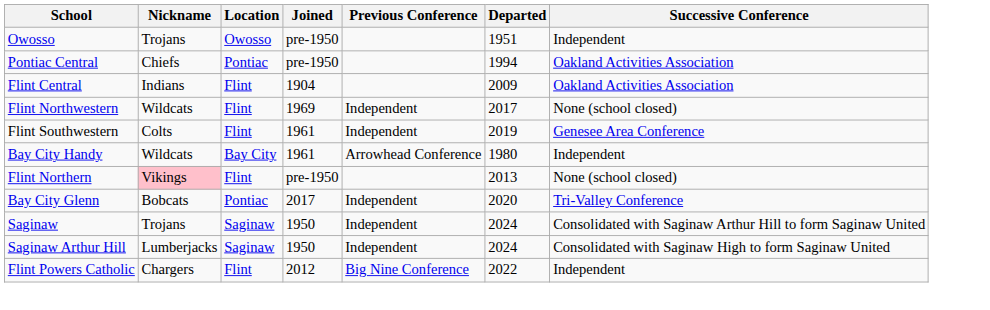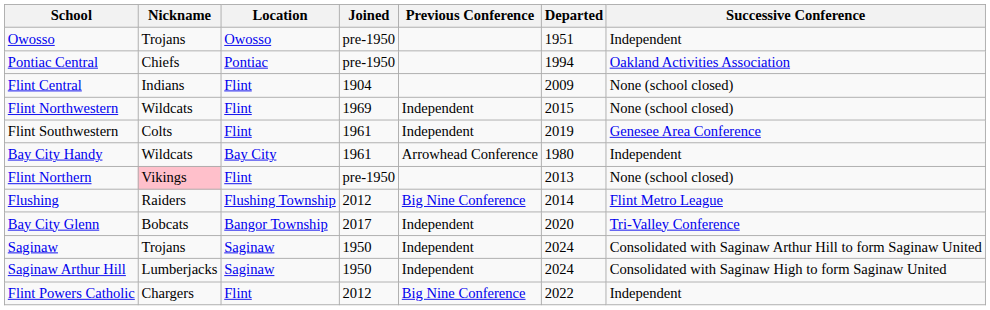(643, 85) Oakland Activities Association -> (672, 85) None (school closed)
(503, 108) 2017 -> (559, 108) 2015
+ row: (33, 200)
(246, 200) Pontiac -> (276, 223) Bangor Township
